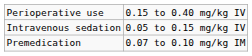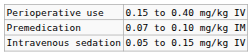rows swapped: (44, 43) <-> (64, 28)
